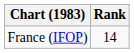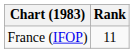(110, 37) 14 -> (110, 37) 11
